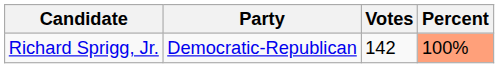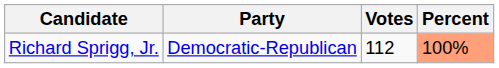(380, 47) 142 -> (380, 47) 112
